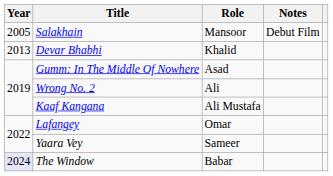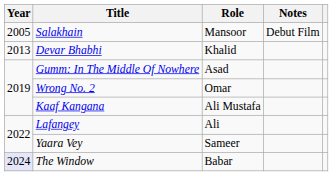(212, 87) Ali -> (218, 87) Omar
(218, 124) Omar -> (212, 124) Ali
